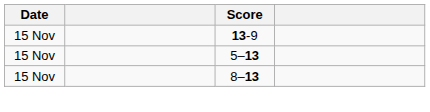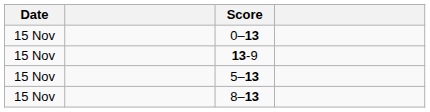+ row: (245, 36)
